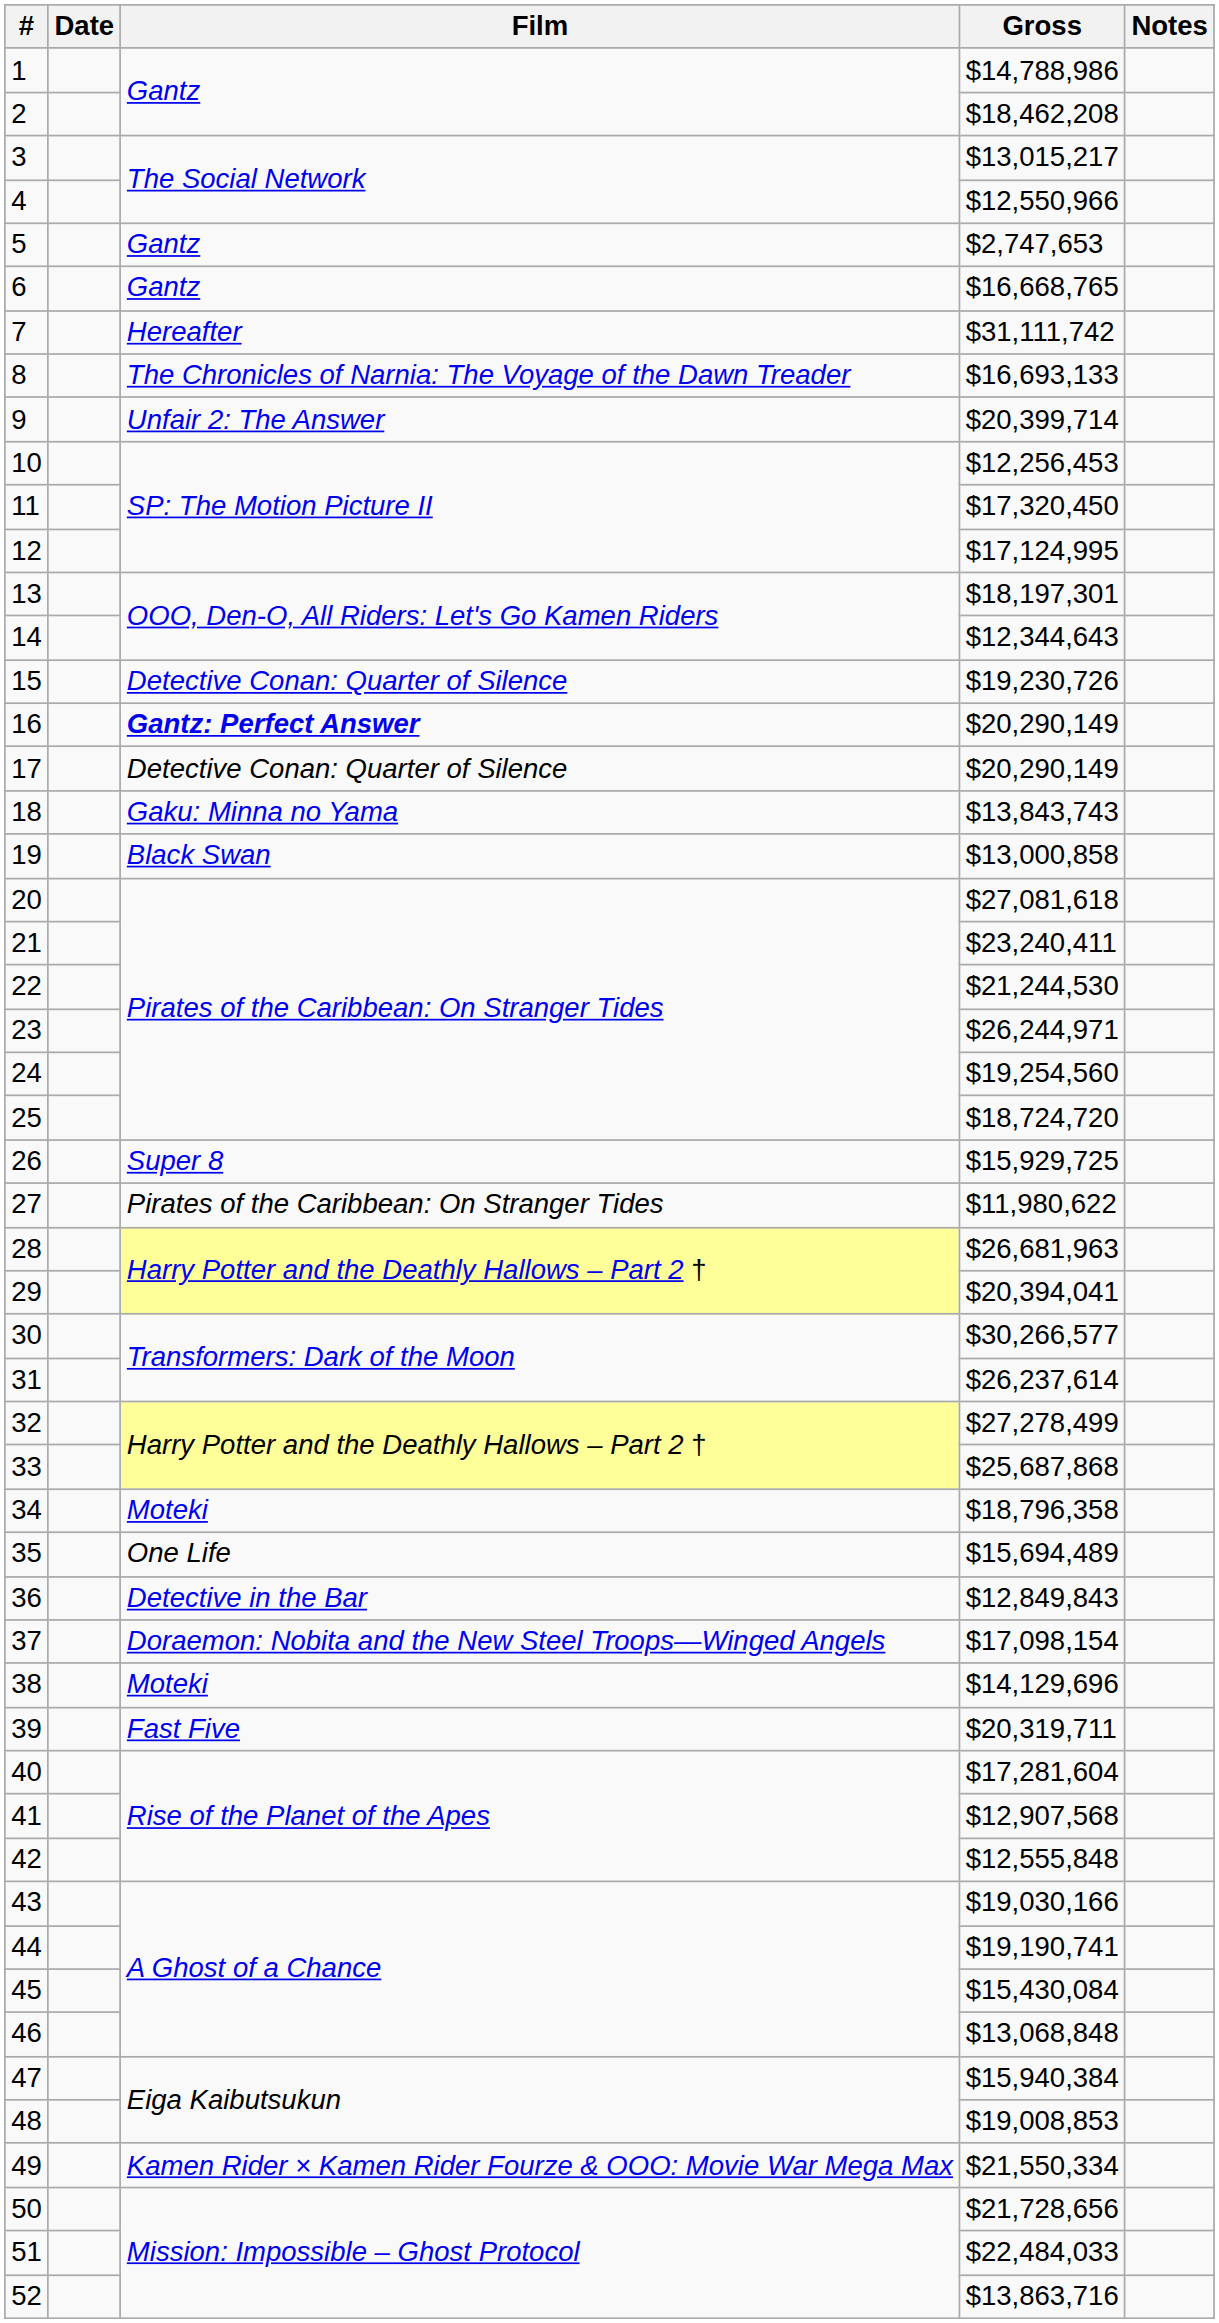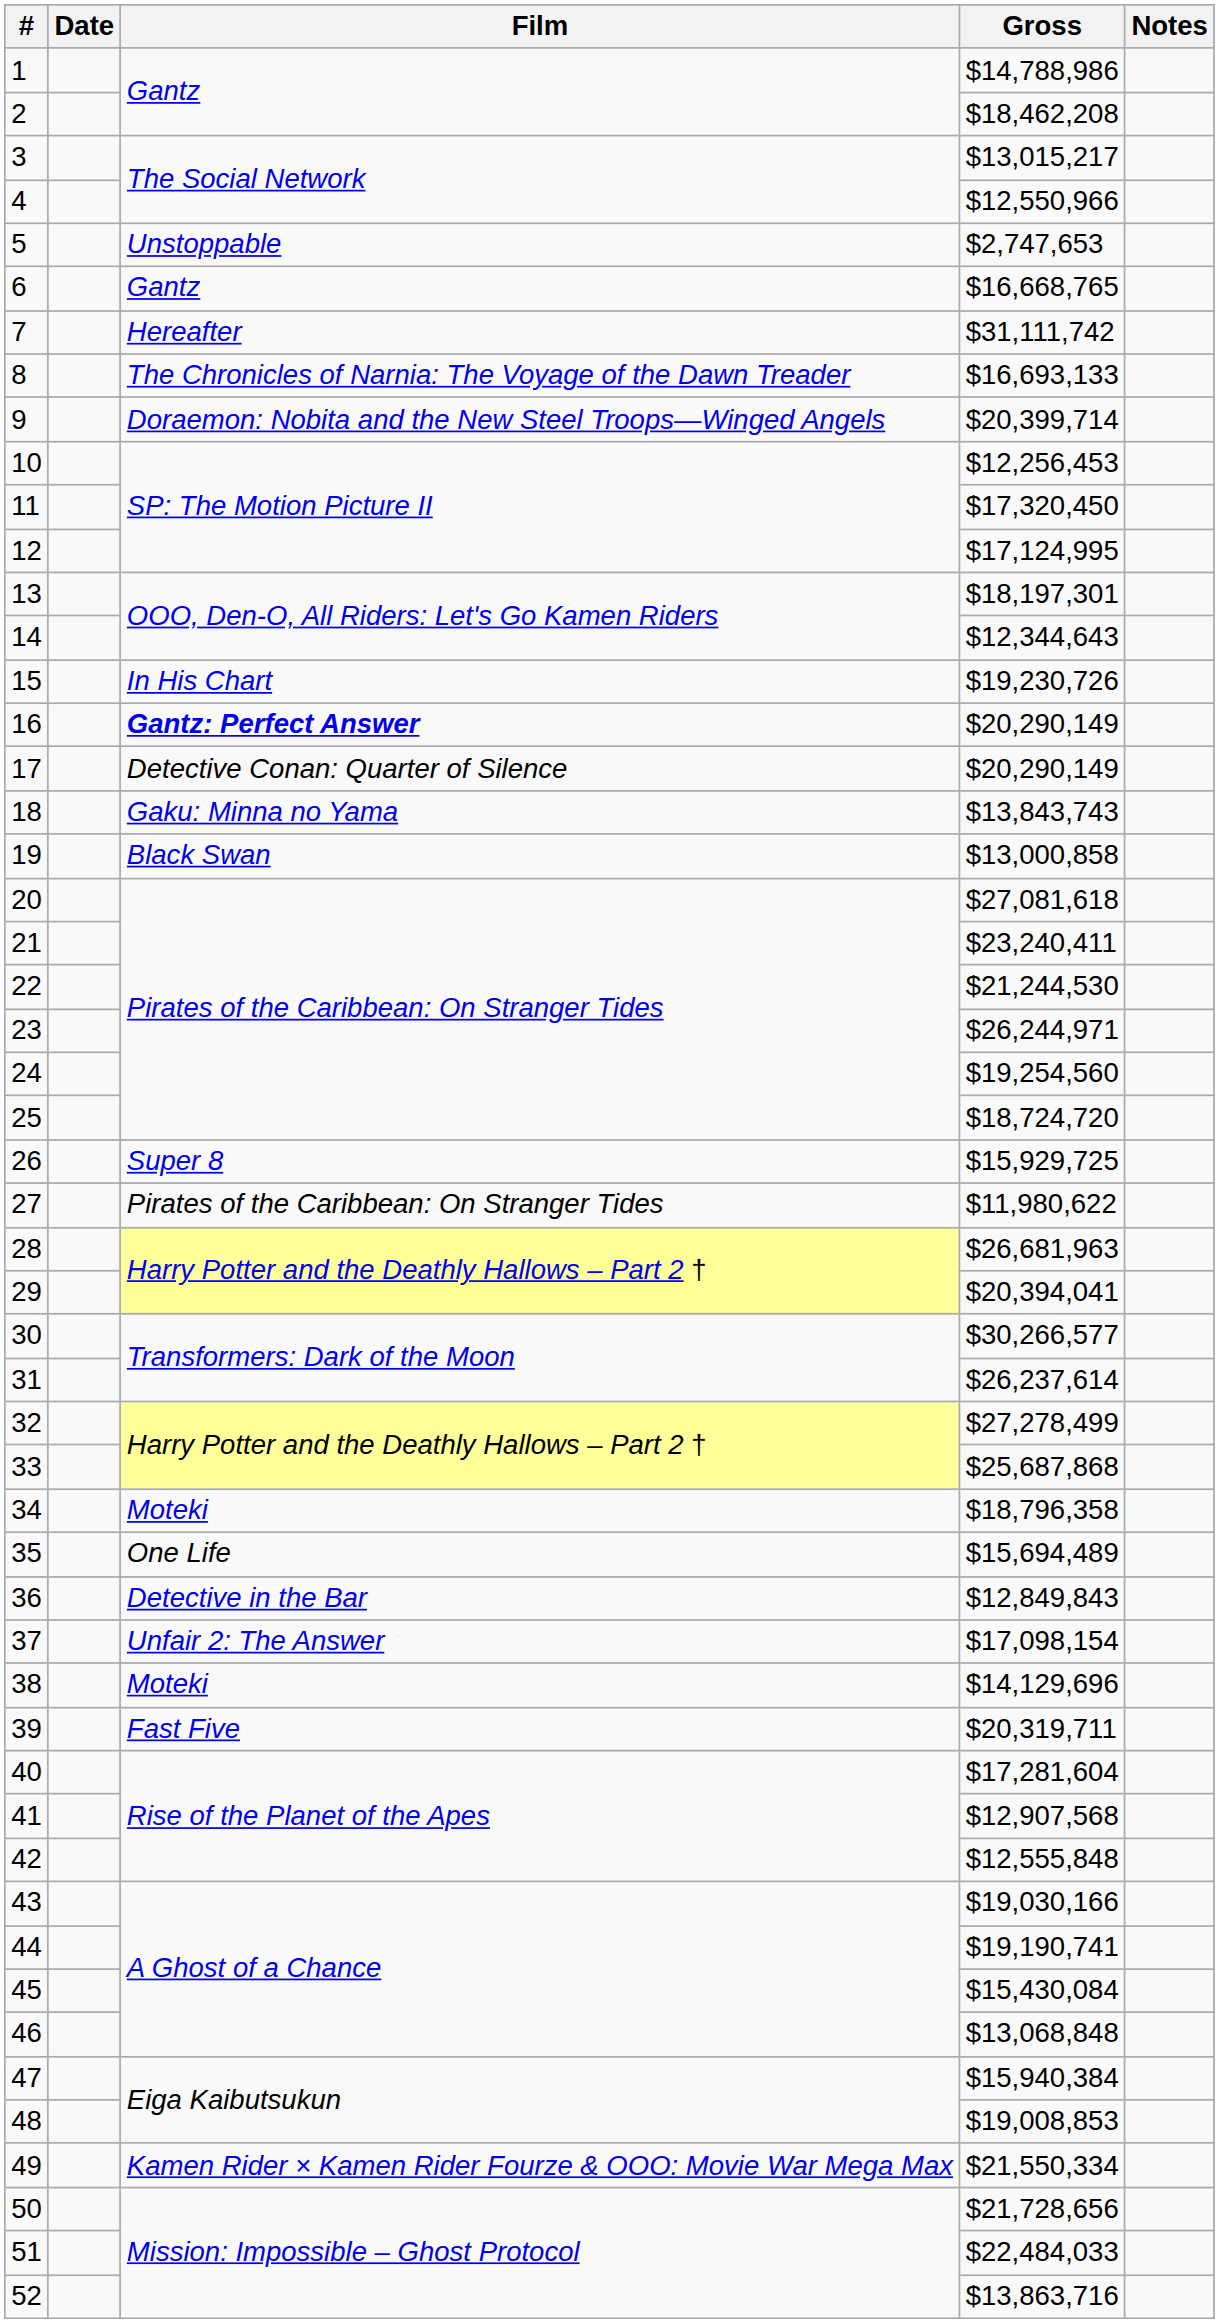(164, 244) Gantz -> (204, 244) Unstoppable
(256, 419) Unfair 2: The Answer -> (506, 419) Doraemon: Nobita and the New Steel Troops—Winged Angels
(347, 680) Detective Conan: Quarter of Silence -> (199, 680) In His Chart
(506, 1641) Doraemon: Nobita and the New Steel Troops—Winged Angels -> (256, 1641) Unfair 2: The Answer
